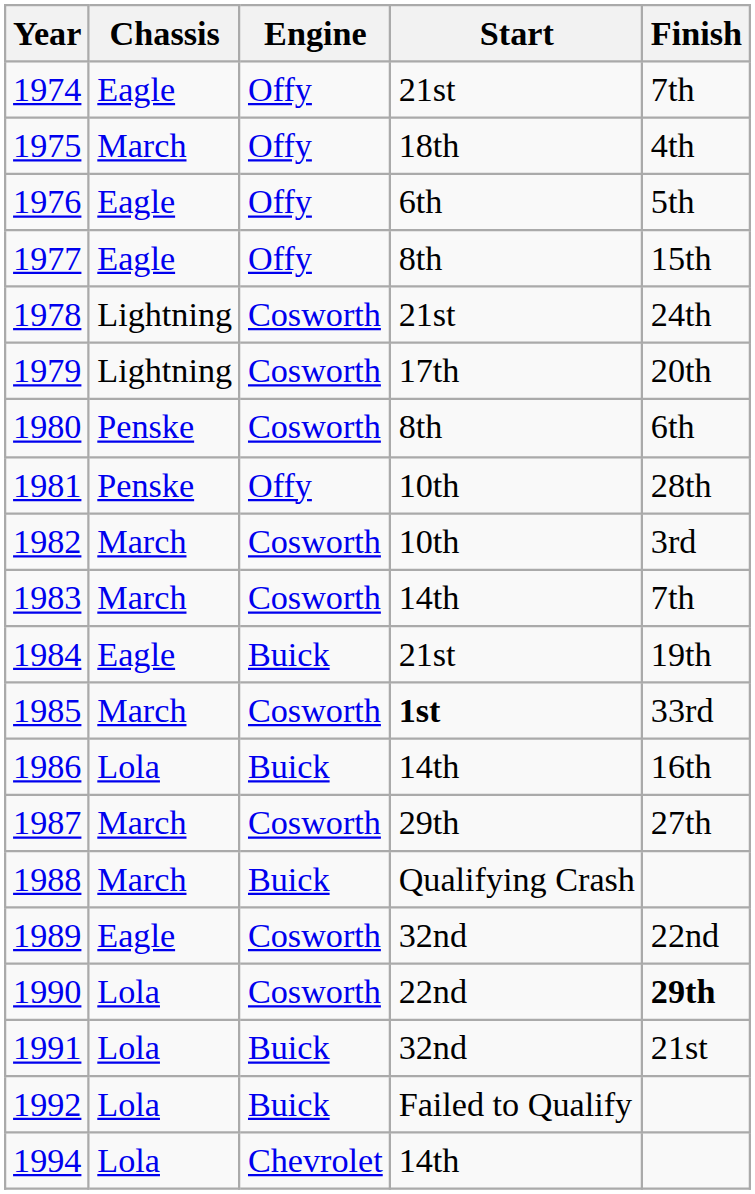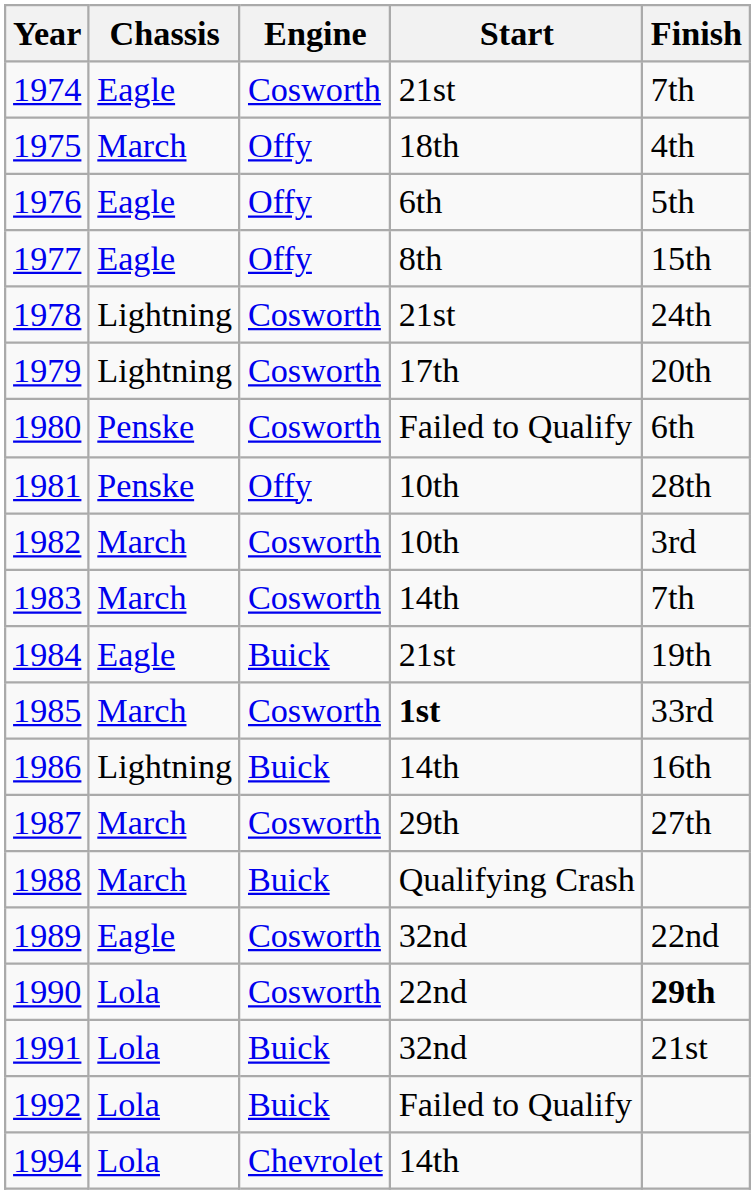(280, 89) Offy -> (314, 89) Cosworth
(420, 427) 8th -> (515, 427) Failed to Qualify
(129, 765) Lola -> (165, 765) Lightning
